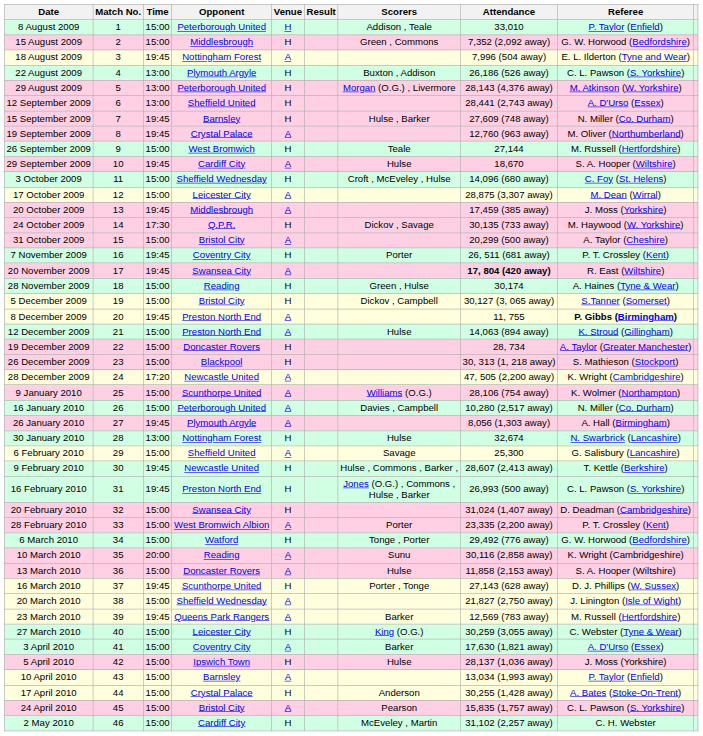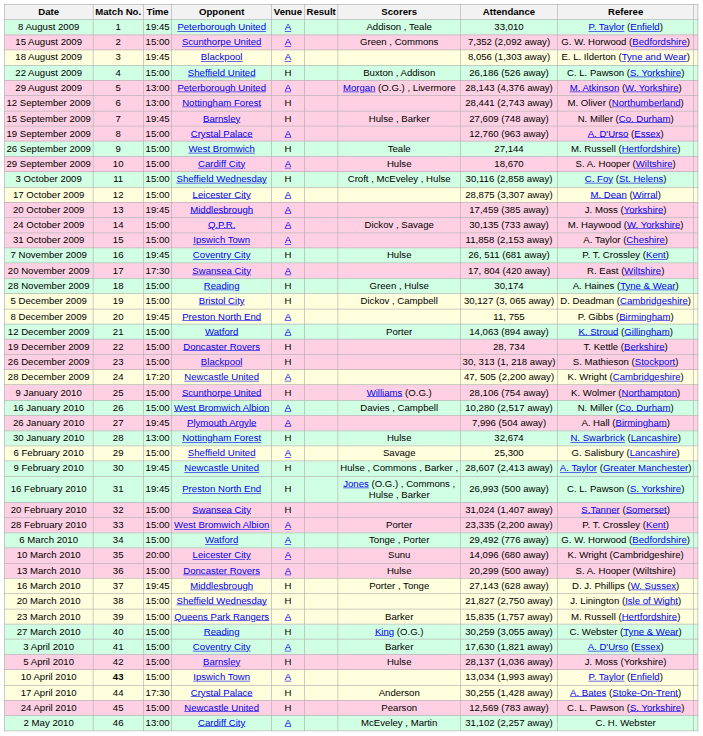(158, 27) 15:00 -> (158, 27) 19:45
(288, 27) H -> (288, 27) A
(222, 42) Middlesbrough -> (222, 42) Scunthorpe United
(288, 42) H -> (288, 42) A
(222, 57) Nottingham Forest -> (222, 57) Blackpool
(509, 57) 7,996 (504 away) -> (509, 57) 8,056 (1,303 away)
(158, 73) 13:00 -> (158, 73) 15:00
(222, 73) Plymouth Argyle -> (222, 73) Sheffield United
(288, 88) H -> (288, 88) A
(222, 103) Sheffield United -> (222, 103) Nottingham Forest
(626, 103) A. D'Urso (Essex) -> (626, 103) M. Oliver (Northumberland)
(158, 133) 19:45 -> (158, 133) 15:00
(626, 133) M. Oliver (Northumberland) -> (626, 133) A. D'Urso (Essex)
(158, 164) 19:45 -> (158, 164) 15:00
(509, 179) 14,096 (680 away) -> (509, 179) 30,116 (2,858 away)
(158, 225) 17:30 -> (158, 225) 15:00
(288, 225) H -> (288, 225) A
(222, 240) Bristol City -> (222, 240) Ipswich Town
(509, 240) 20,299 (500 away) -> (509, 240) 11,858 (2,153 away)
(399, 255) Porter -> (399, 255) Hulse
(158, 270) 19:45 -> (158, 270) 17:30
(509, 270) bold -> (509, 270) normal
(626, 301) S.Tanner (Somerset) -> (626, 301) D. Deadman (Cambridgeshire)
(626, 316) bold -> (626, 316) normal
(222, 331) Preston North End -> (222, 331) Watford
(399, 331) Hulse -> (399, 331) Porter
(626, 347) A. Taylor (Greater Manchester) -> (626, 347) T. Kettle (Berkshire)
(288, 392) A -> (288, 392) H
(222, 407) Peterborough United -> (222, 407) West Bromwich Albion
(509, 423) 8,056 (1,303 away) -> (509, 423) 7,996 (504 away)
(626, 468) T. Kettle (Berkshire) -> (626, 468) A. Taylor (Greater Manchester)
(626, 510) D. Deadman (Cambridgeshire) -> (626, 510) S.Tanner (Somerset)
(288, 540) H -> (288, 540) A
(222, 555) Reading -> (222, 555) Leicester City
(509, 555) 30,116 (2,858 away) -> (509, 555) 14,096 (680 away)
(509, 571) 11,858 (2,153 away) -> (509, 571) 20,299 (500 away)
(222, 586) Scunthorpe United -> (222, 586) Middlesbrough
(288, 601) A -> (288, 601) H
(158, 616) 19:45 -> (158, 616) 15:00
(509, 616) 12,569 (783 away) -> (509, 616) 15,835 (1,757 away)
(222, 631) Leicester City -> (222, 631) Reading
(222, 662) Ipswich Town -> (222, 662) Barnsley
(118, 677) normal -> (118, 677) bold
(222, 677) Barnsley -> (222, 677) Ipswich Town
(158, 692) 15:00 -> (158, 692) 17:30
(222, 708) Bristol City -> (222, 708) Newcastle United
(288, 708) A -> (288, 708) H
(509, 708) 15,835 (1,757 away) -> (509, 708) 12,569 (783 away)
(158, 723) 15:00 -> (158, 723) 13:00
(288, 723) H -> (288, 723) A
